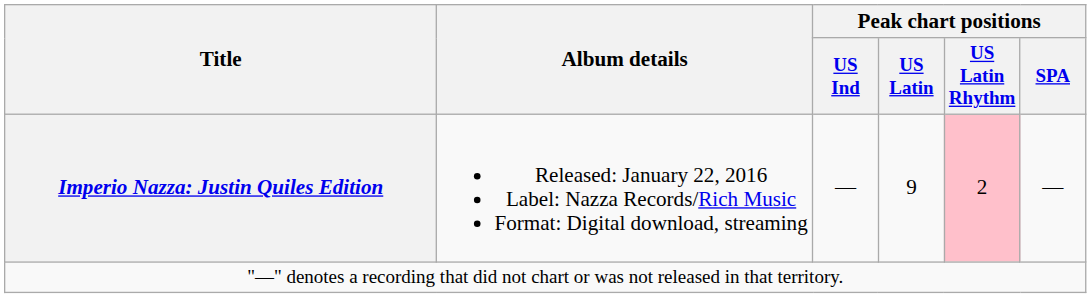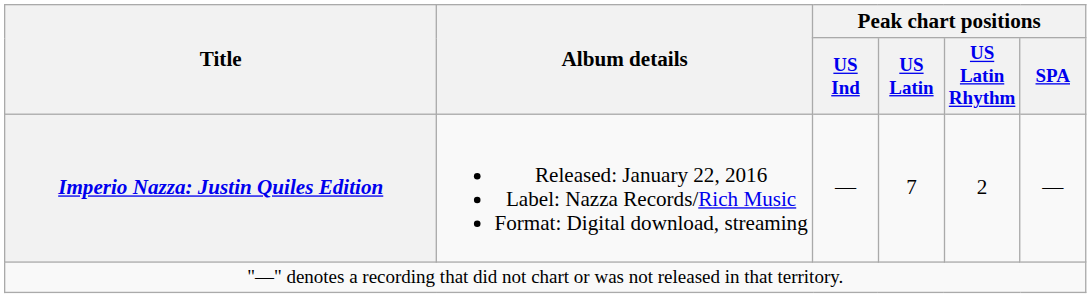(911, 187) 9 -> (911, 187) 7
(982, 187) pink background -> (982, 187) no background
